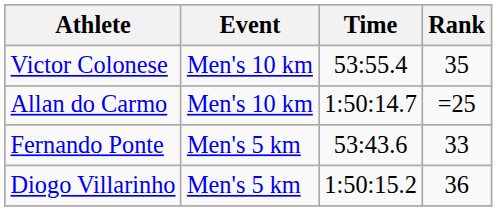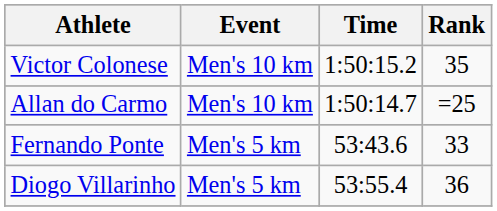(371, 65) 53:55.4 -> (371, 65) 1:50:15.2
(371, 185) 1:50:15.2 -> (371, 185) 53:55.4
